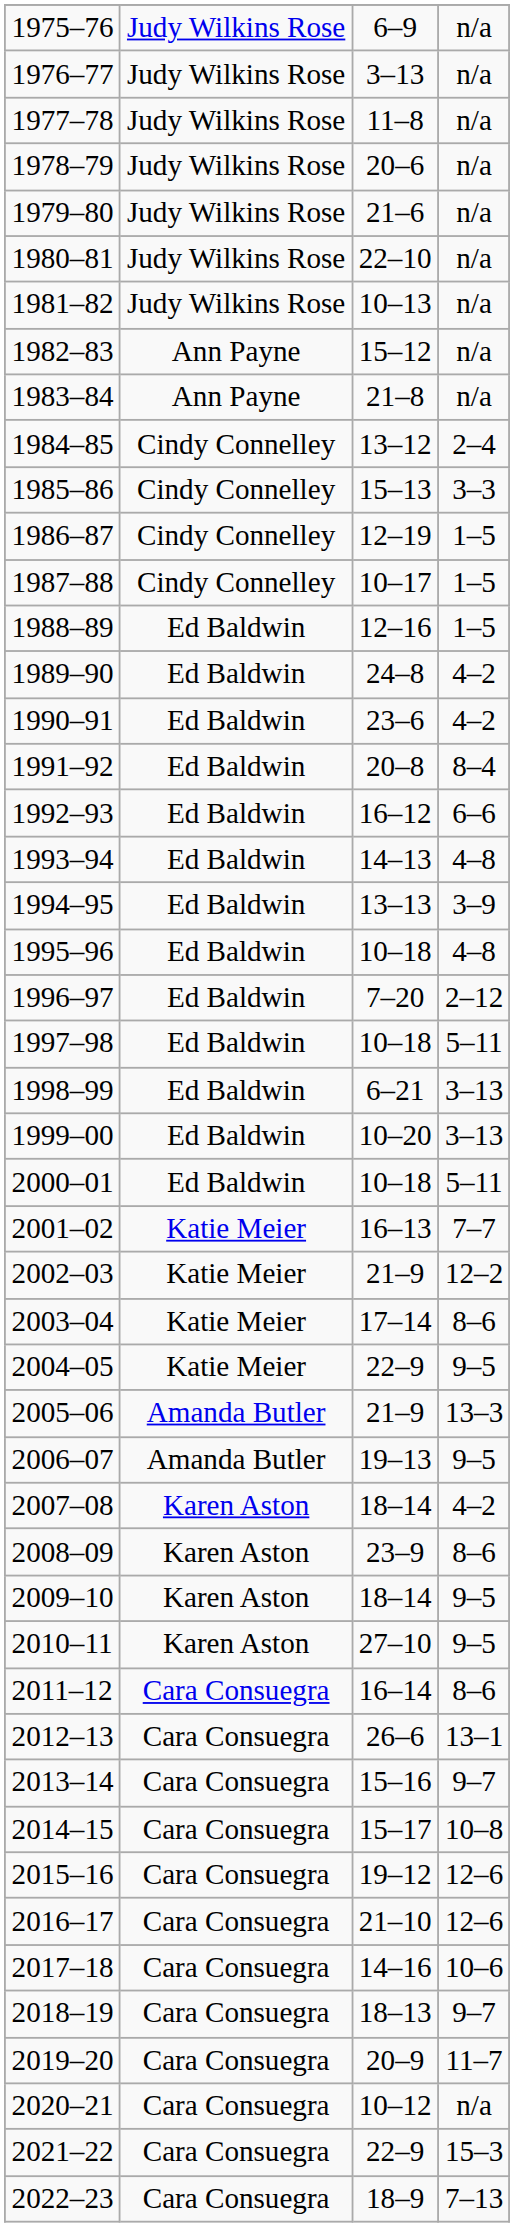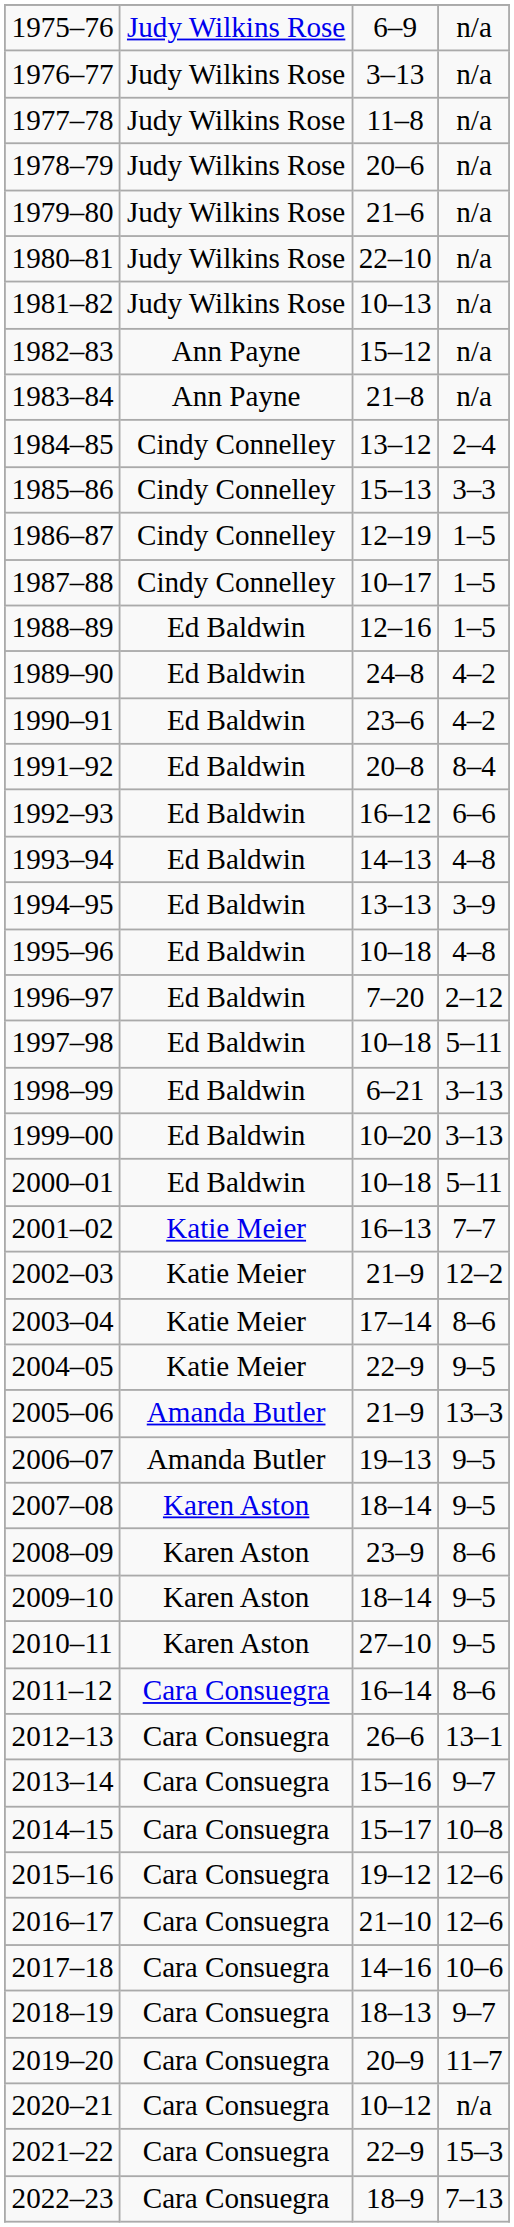(474, 1505) 4–2 -> (474, 1505) 9–5
